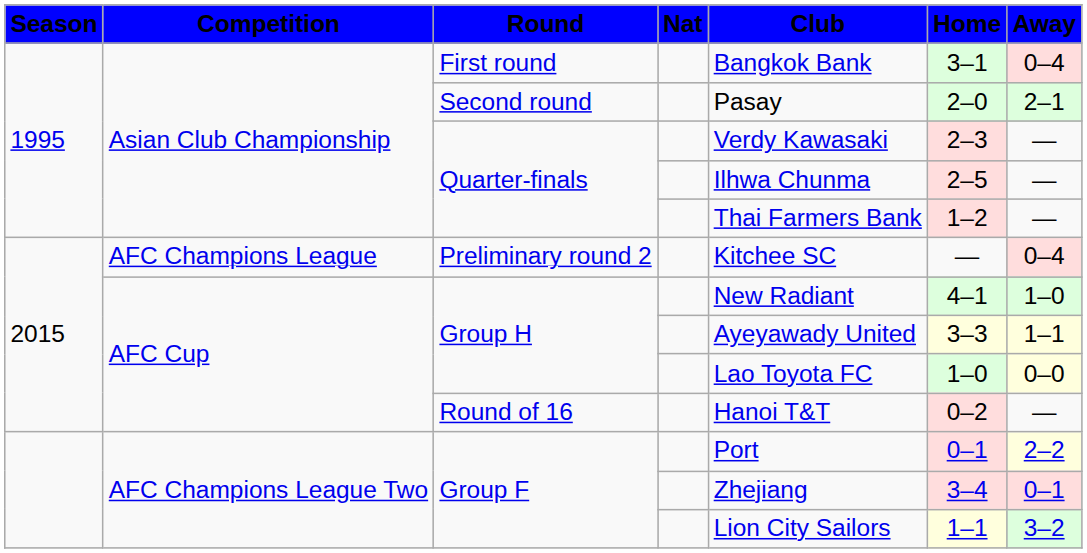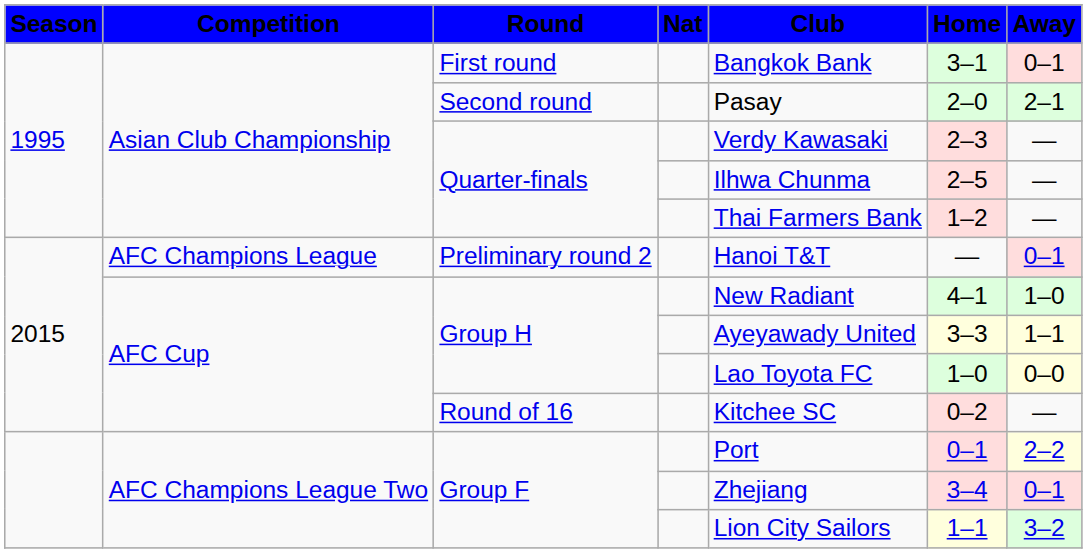(1044, 62) 0–4 -> (1044, 62) 0–1
(775, 256) Kitchee SC -> (772, 256) Hanoi T&T
(1044, 256) 0–4 -> (1044, 256) 0–1
(772, 412) Hanoi T&T -> (775, 412) Kitchee SC
